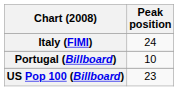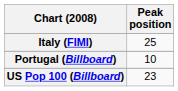(150, 42) 24 -> (150, 42) 25
